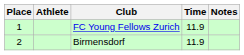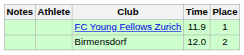columns swapped: (19, 12) <-> (224, 12)
(195, 42) 11.9 -> (197, 42) 12.0
